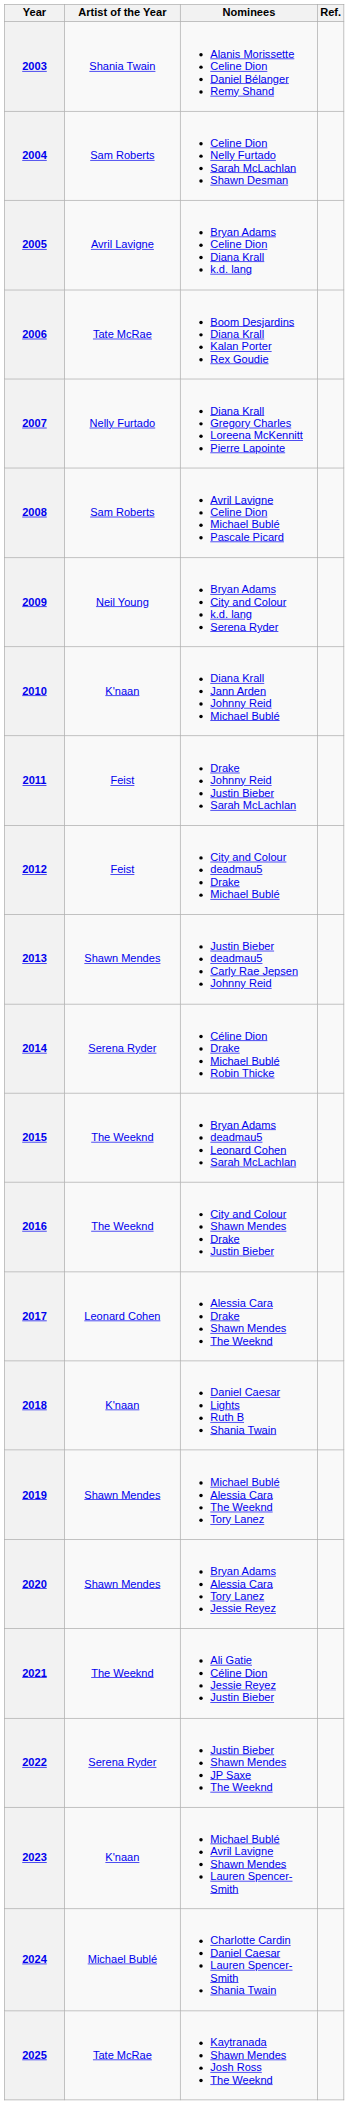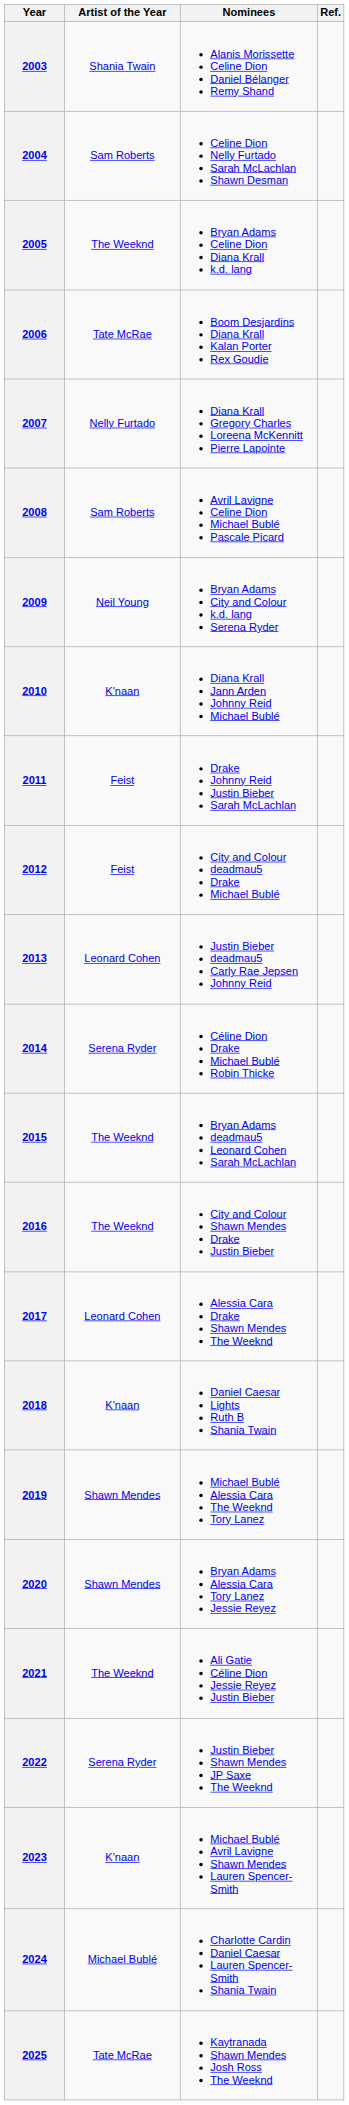(122, 245) Avril Lavigne -> (122, 245) The Weeknd
(122, 959) Shawn Mendes -> (122, 959) Leonard Cohen
